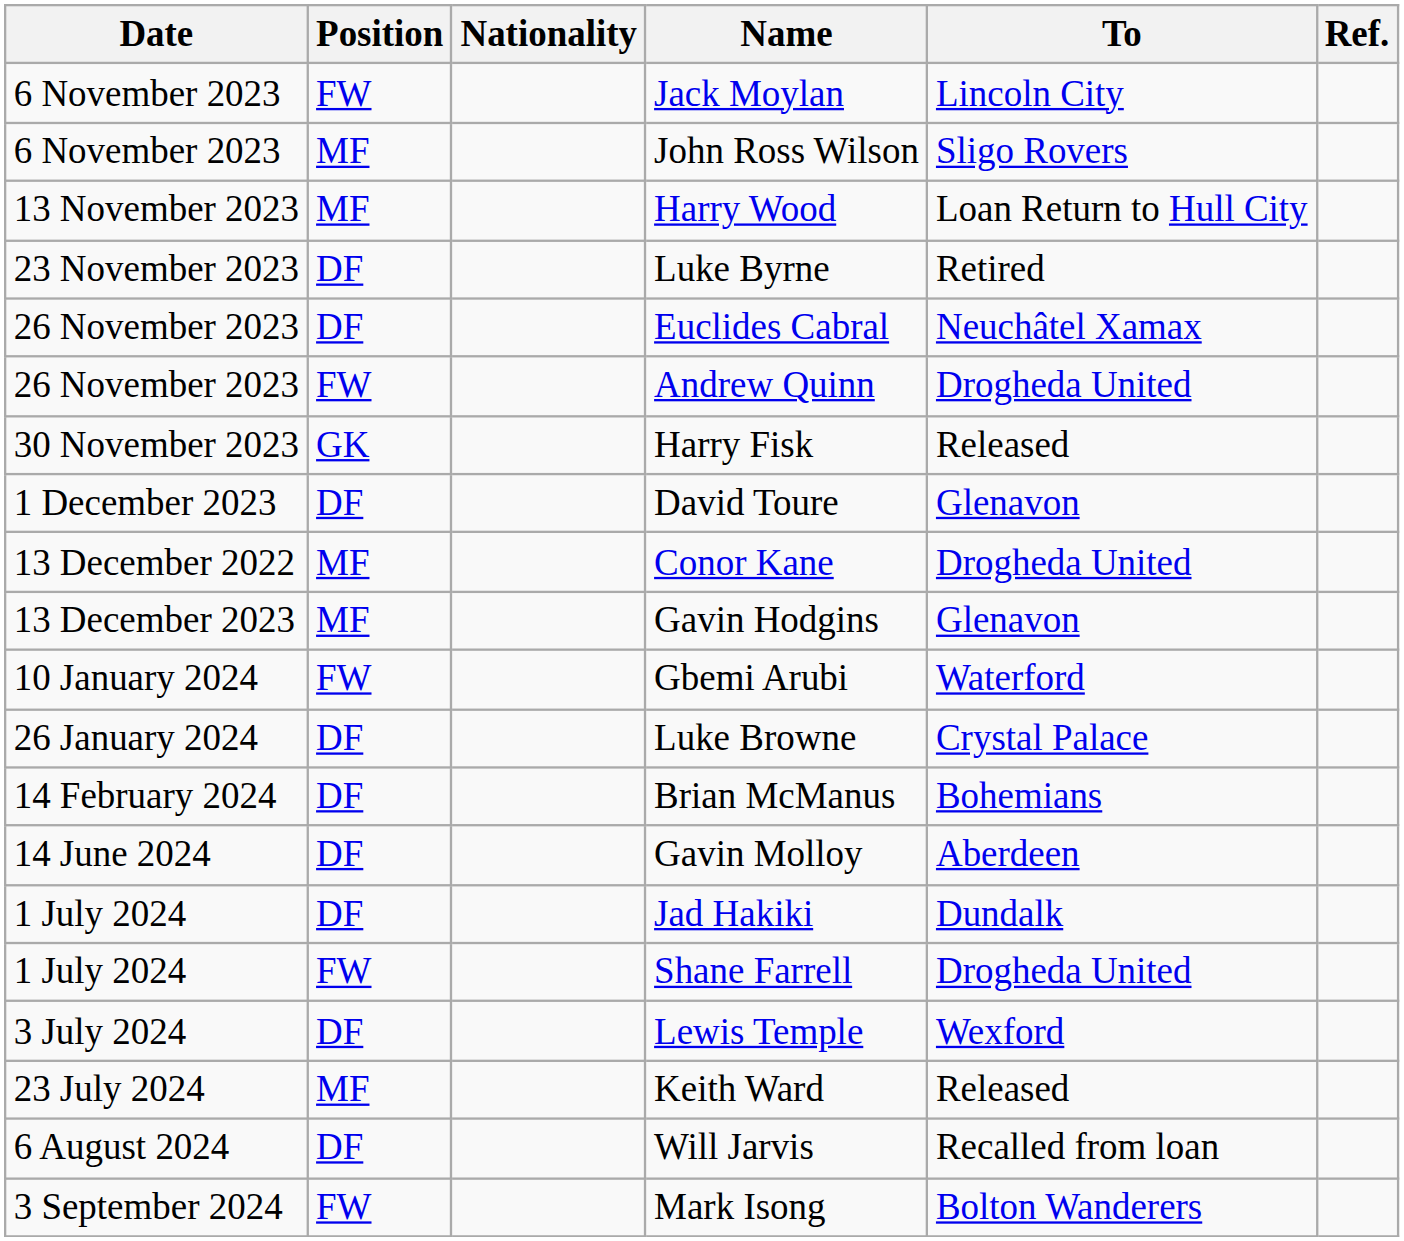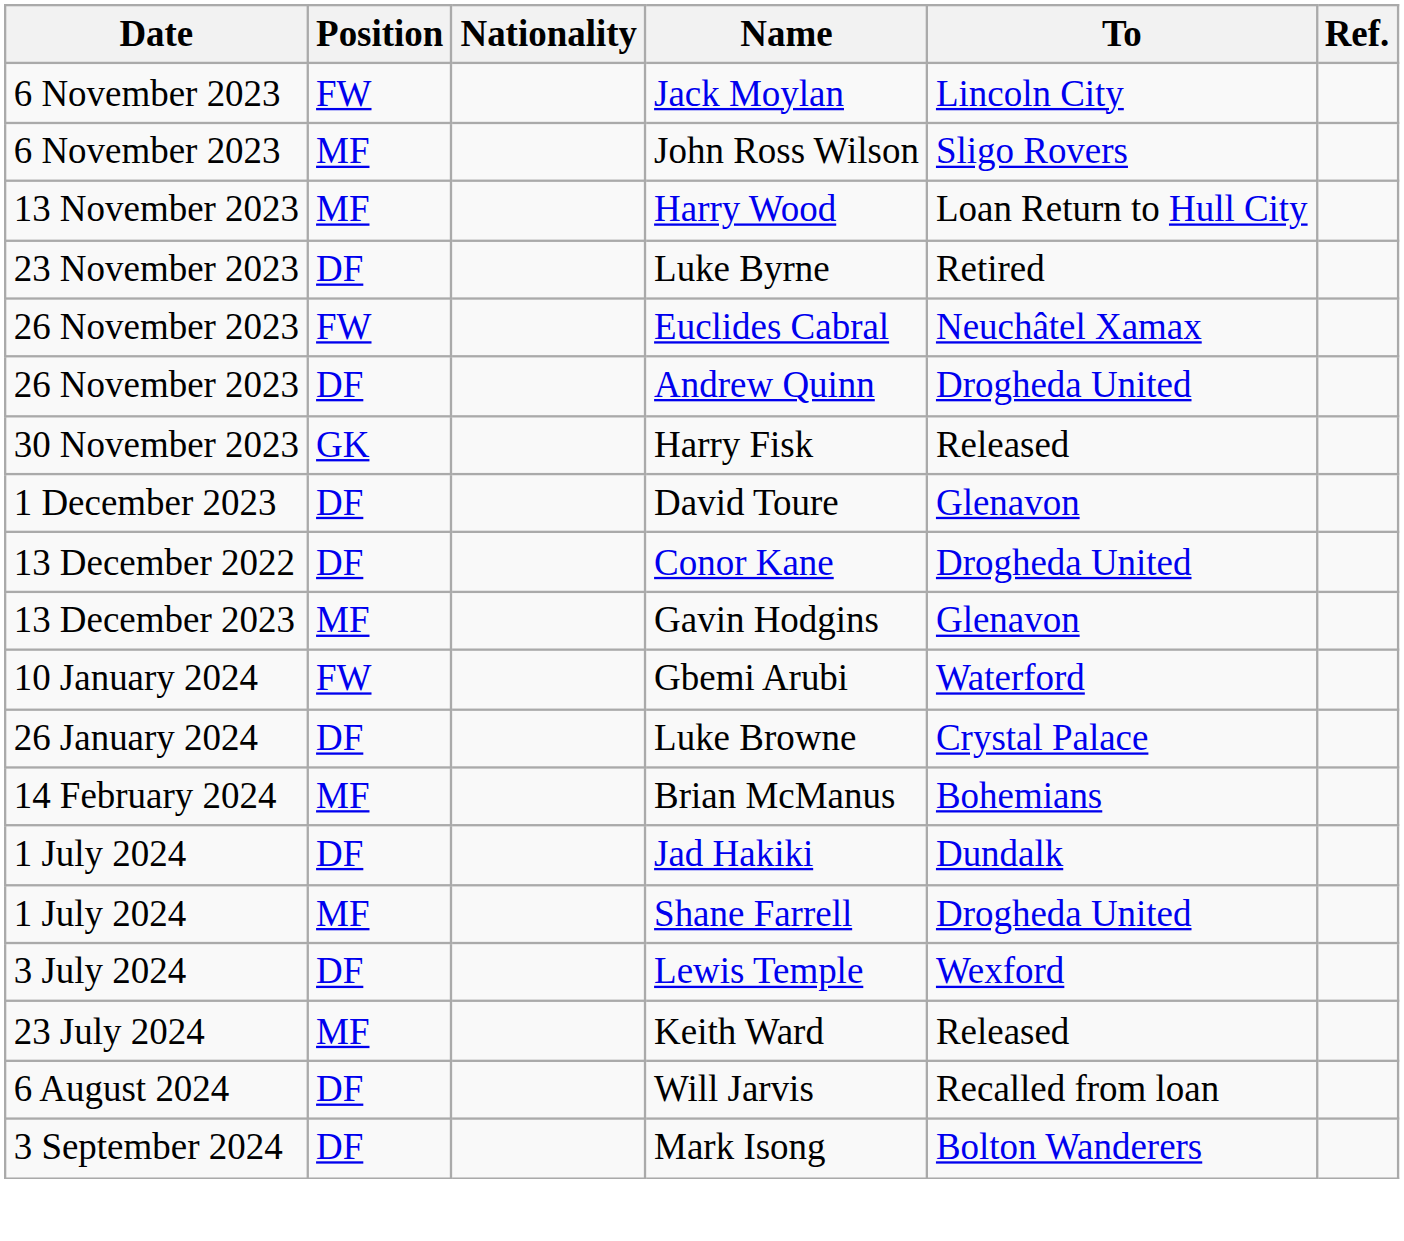(340, 326) DF -> (344, 326) FW
(344, 385) FW -> (340, 385) DF
(343, 561) MF -> (340, 561) DF
(340, 795) DF -> (343, 795) MF
- row: (758, 854)
(344, 971) FW -> (343, 913) MF
(344, 1206) FW -> (340, 1147) DF
